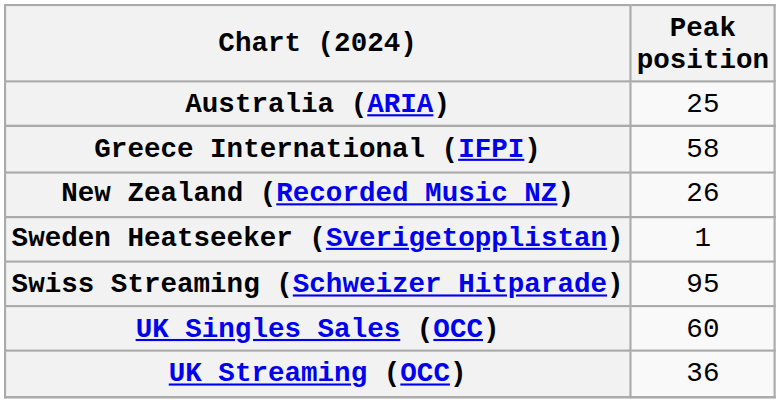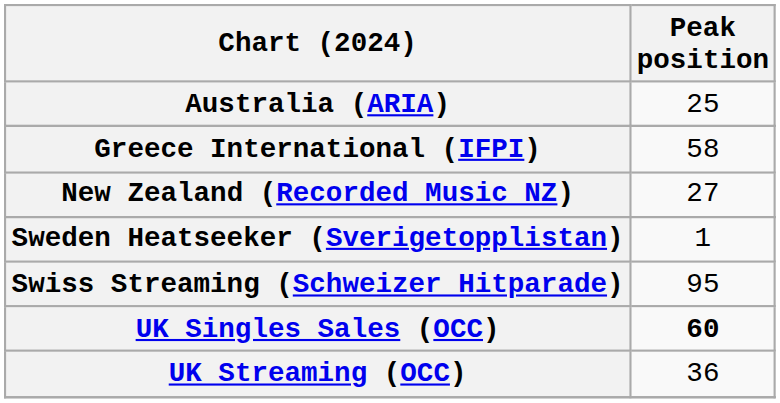(703, 194) 26 -> (703, 194) 27
(703, 329) normal -> (703, 329) bold
